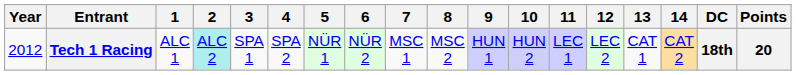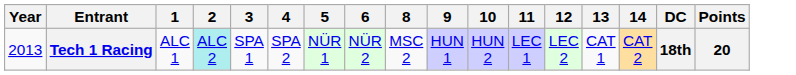- column: (406, 16)
(25, 49) 2012 -> (25, 49) 2013
